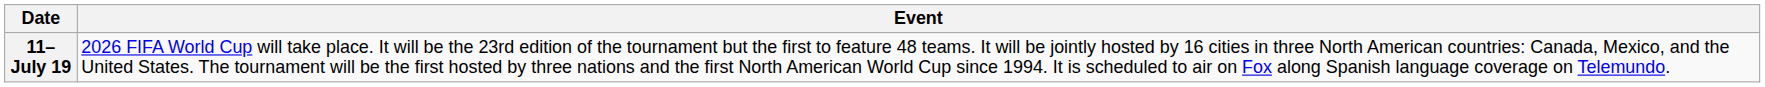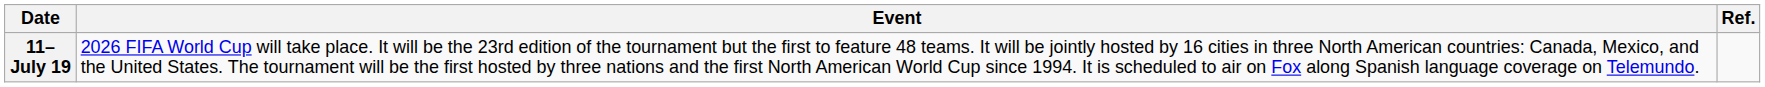+ column: (1739, 18)
